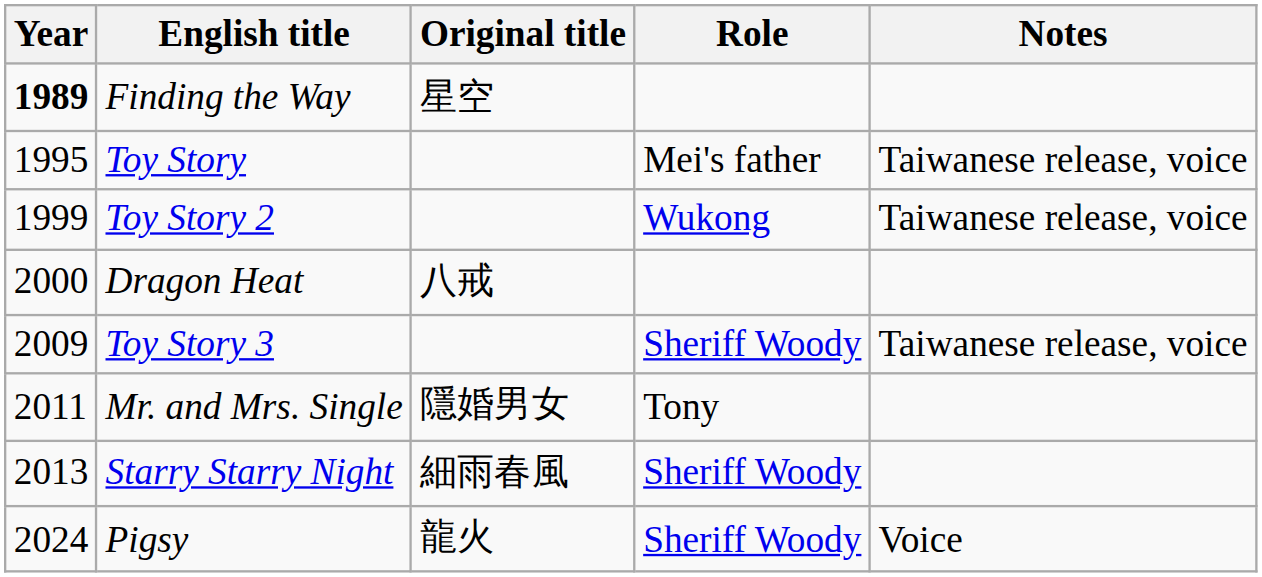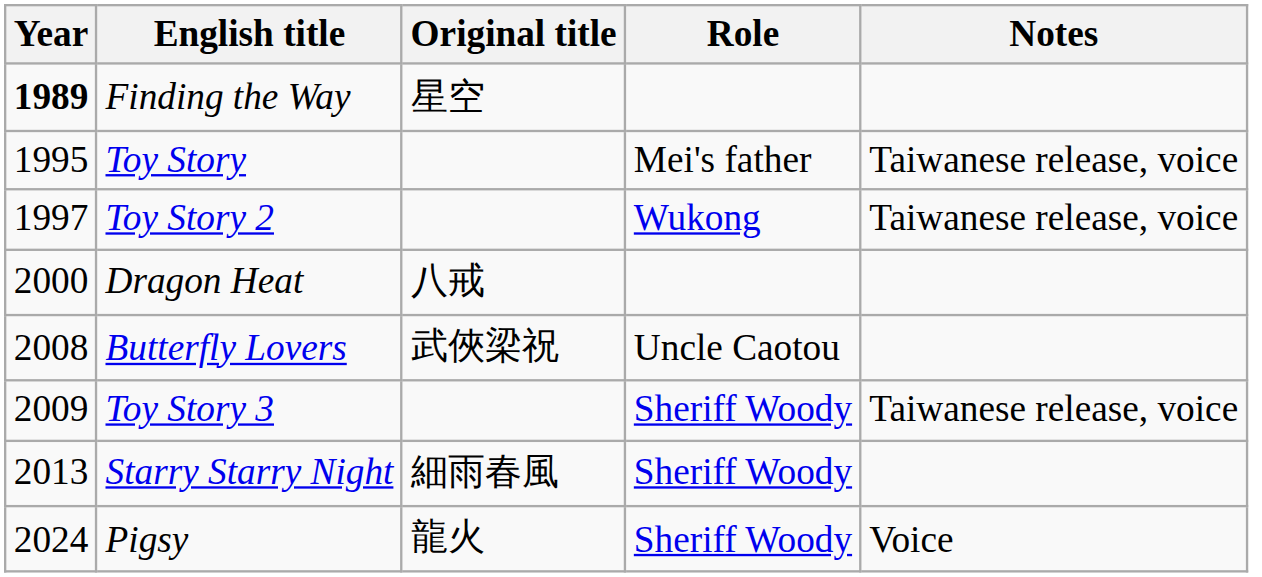(51, 218) 1999 -> (51, 218) 1997
+ row: (226, 347)
- row: (254, 406)
